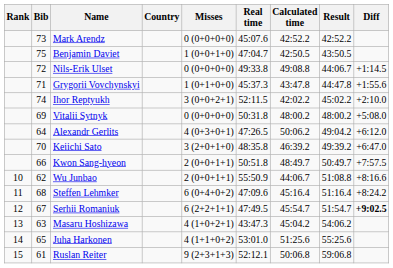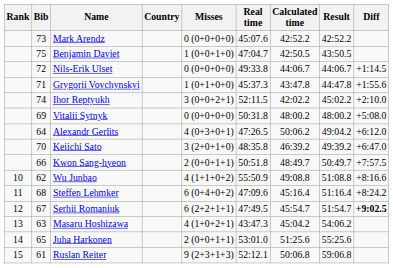(295, 69) 49:08.8 -> (295, 69) 44:06.7
(209, 178) 2 (0+0+1+1) -> (209, 178) 4 (1+1+0+2)
(295, 178) 44:06.7 -> (295, 178) 49:08.8
(209, 239) 4 (1+1+0+2) -> (209, 239) 2 (0+0+1+1)
